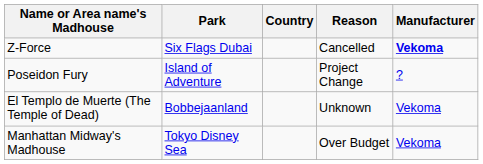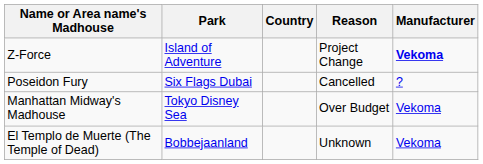(208, 48) Six Flags Dubai -> (193, 55) Island of Adventure
(347, 48) Cancelled -> (341, 55) Project Change
(193, 75) Island of Adventure -> (208, 82) Six Flags Dubai
(341, 75) Project Change -> (347, 82) Cancelled
rows swapped: (79, 108) <-> (64, 142)
